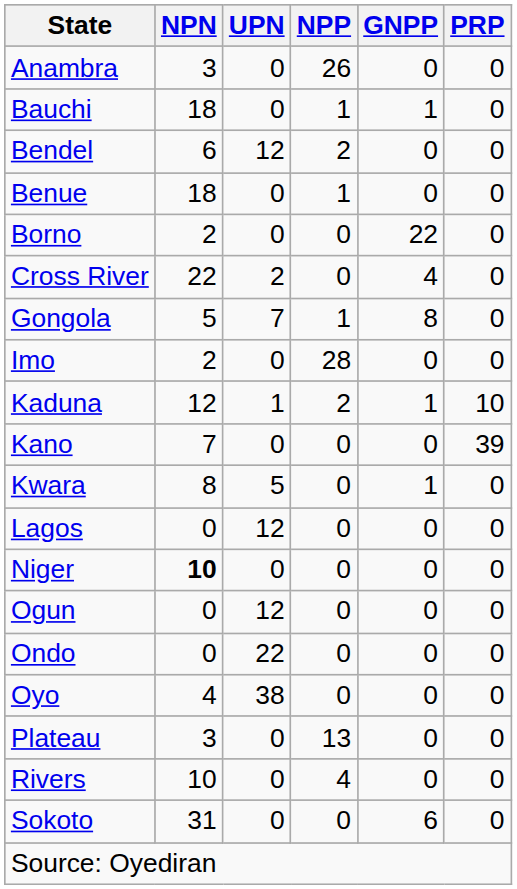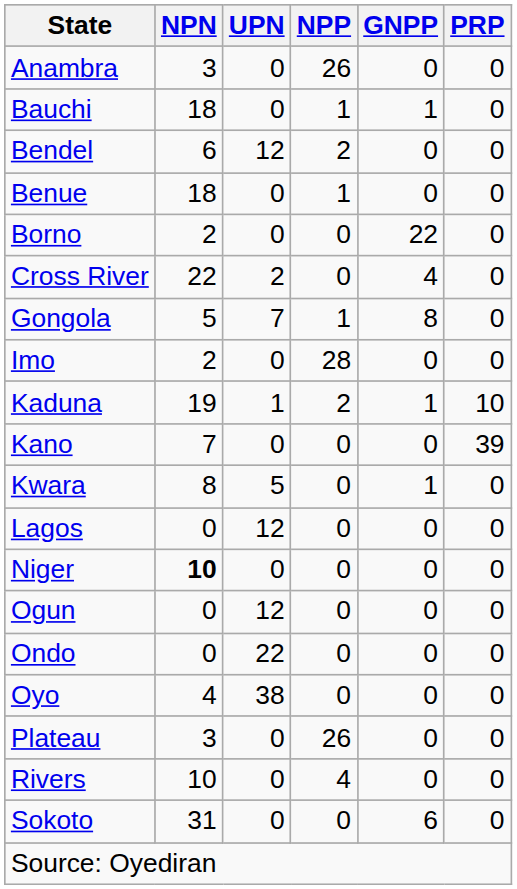(202, 402) 12 -> (202, 402) 19
(336, 737) 13 -> (336, 737) 26
